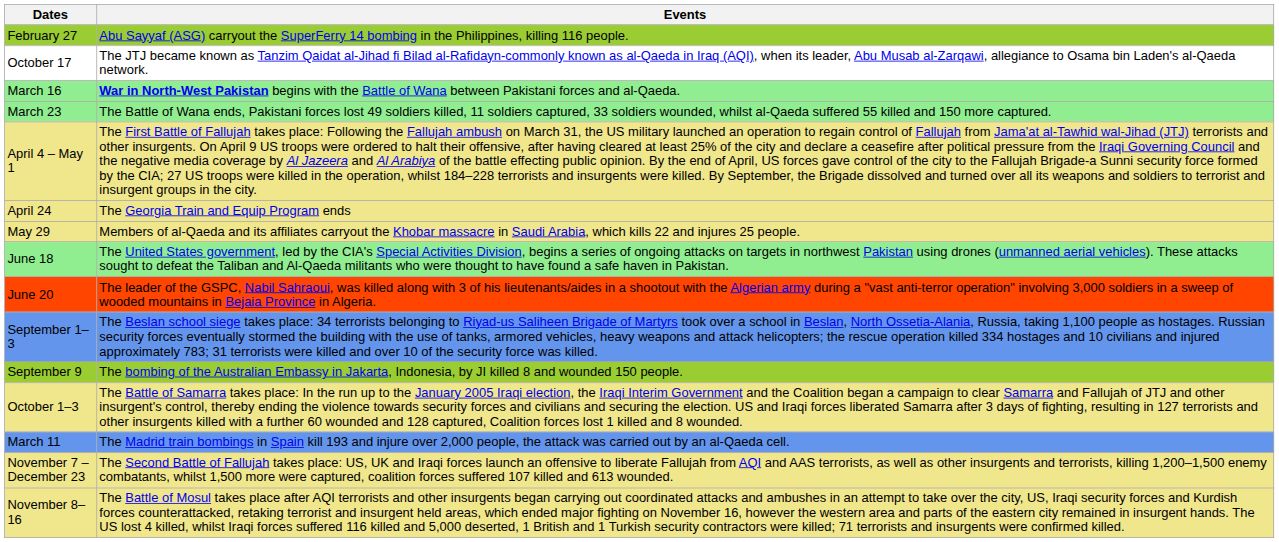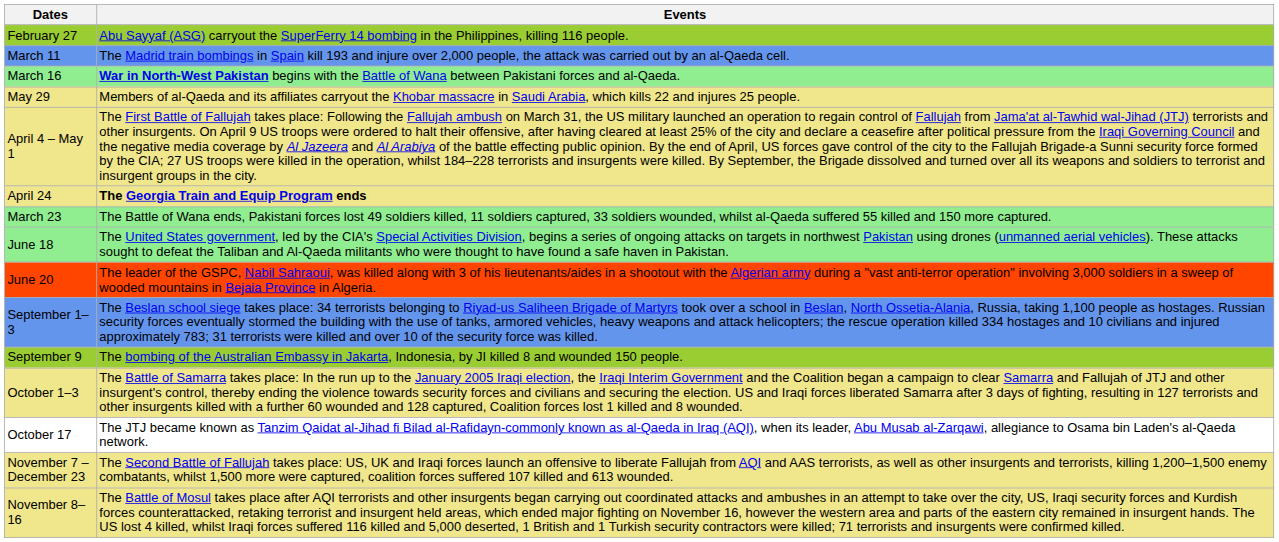rows swapped: (34, 442) <-> (39, 63)
rows swapped: (34, 111) <-> (29, 231)
(225, 210) normal -> (233, 196) bold
